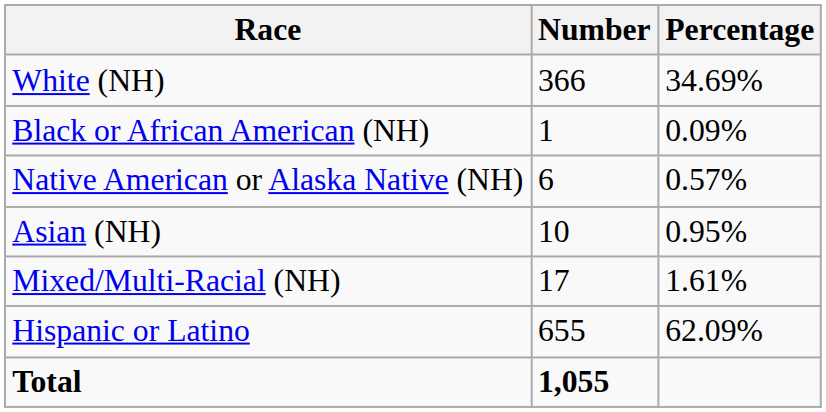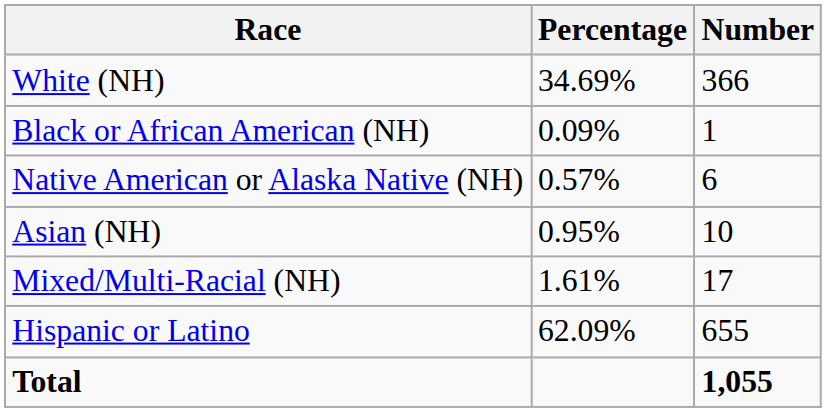columns swapped: (594, 29) <-> (740, 29)
